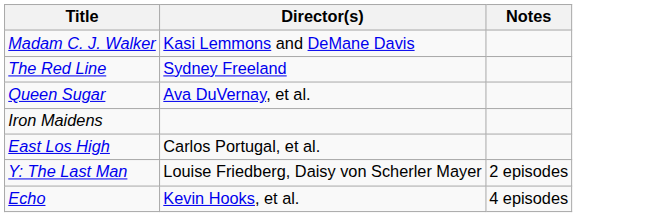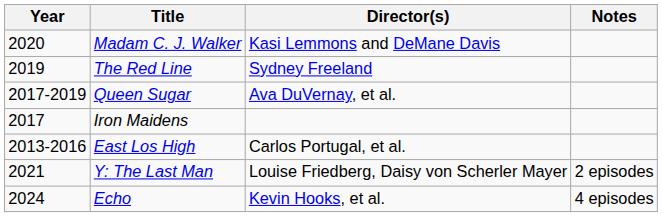+ column: (47, 17)
